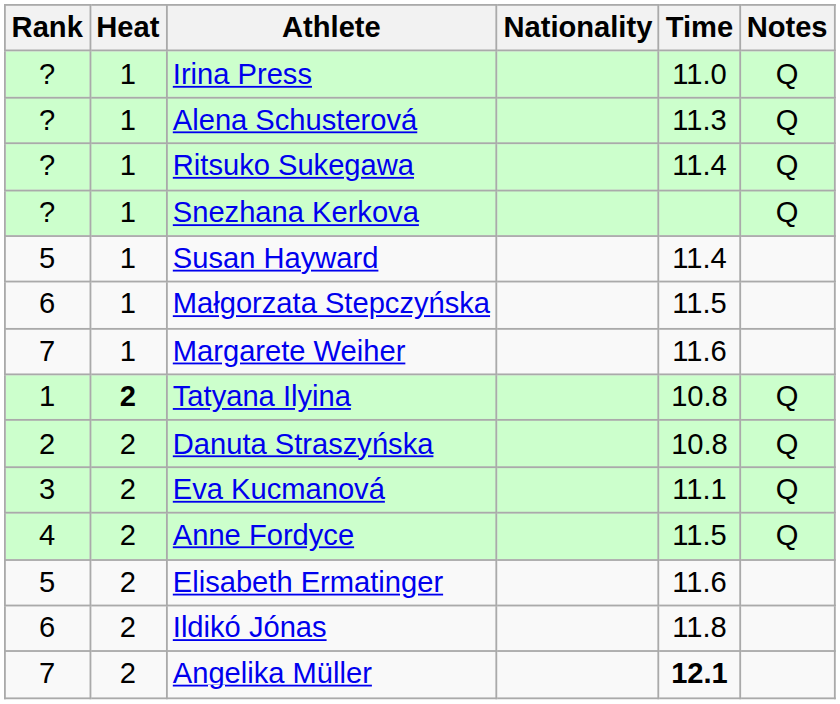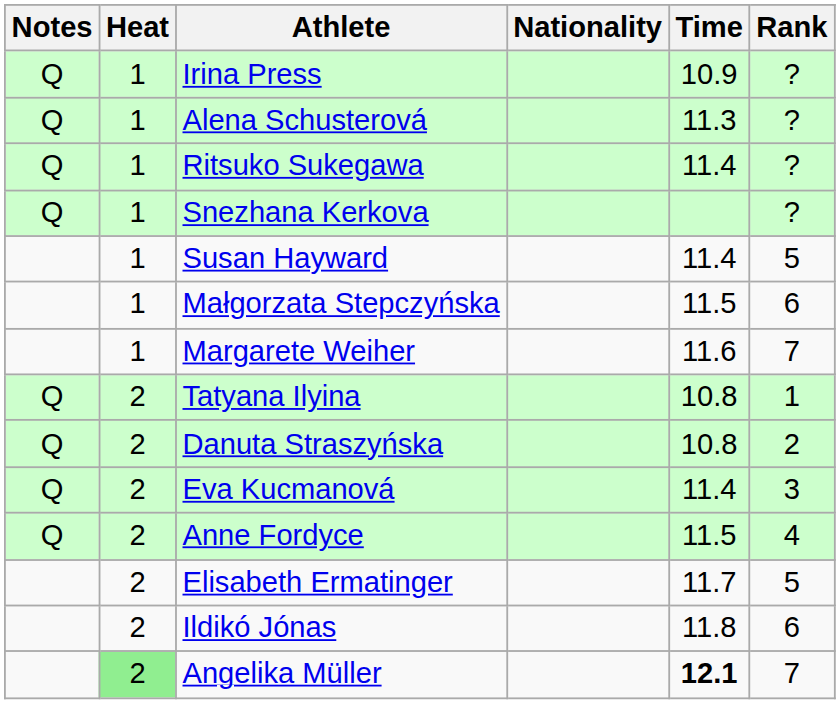columns swapped: (47, 27) <-> (787, 27)
(699, 73) 11.0 -> (709, 73) 10.9
(128, 397) bold -> (138, 397) normal
(699, 489) 11.1 -> (709, 489) 11.4
(699, 581) 11.6 -> (709, 581) 11.7
(128, 674) no background -> (138, 674) lightgreen background
